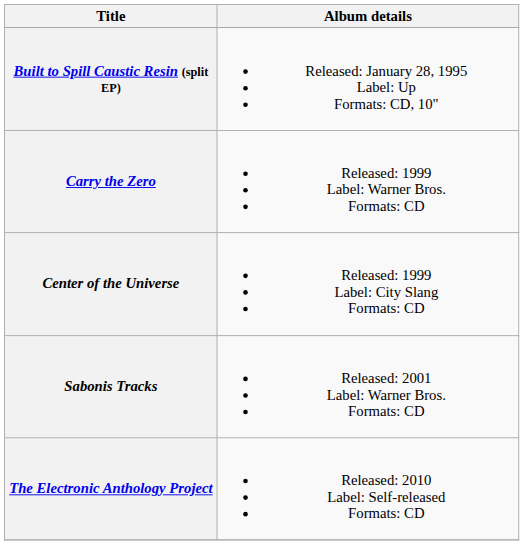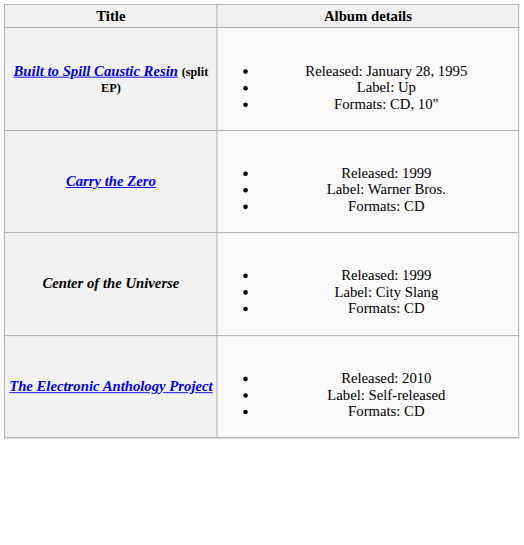- row: (111, 386)
